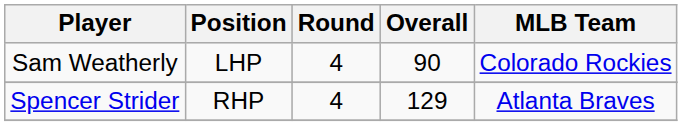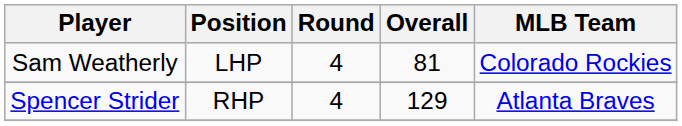(427, 62) 90 -> (427, 62) 81
